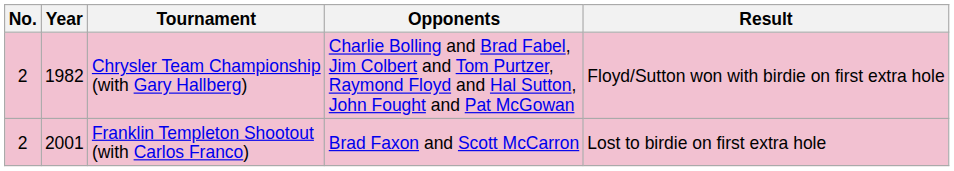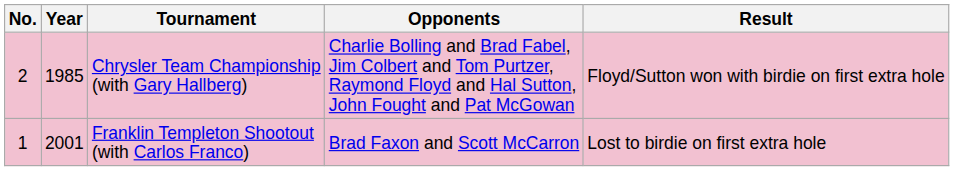(64, 76) 1982 -> (64, 76) 1985
(23, 142) 2 -> (23, 142) 1
